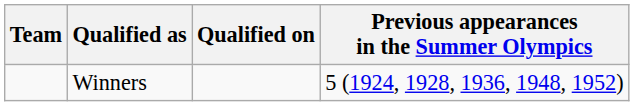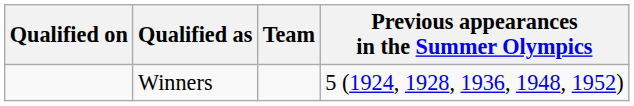columns swapped: (36, 34) <-> (256, 34)
